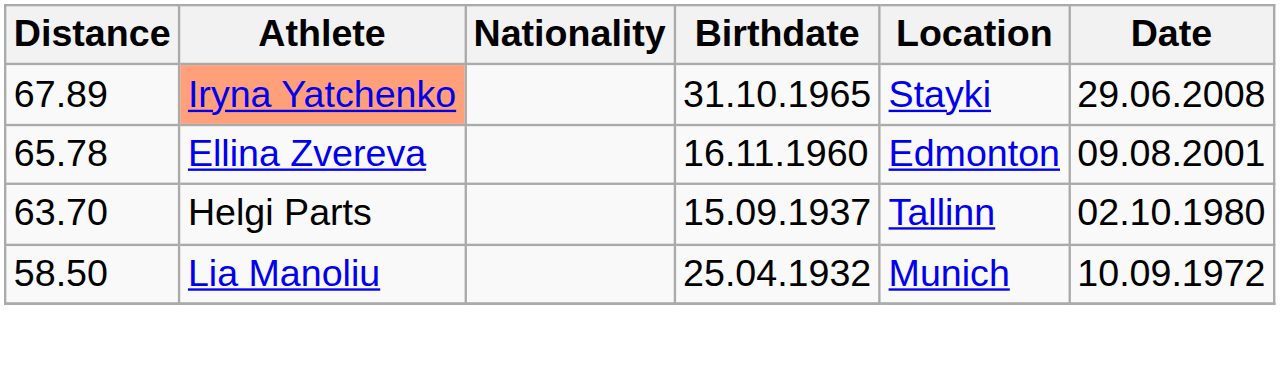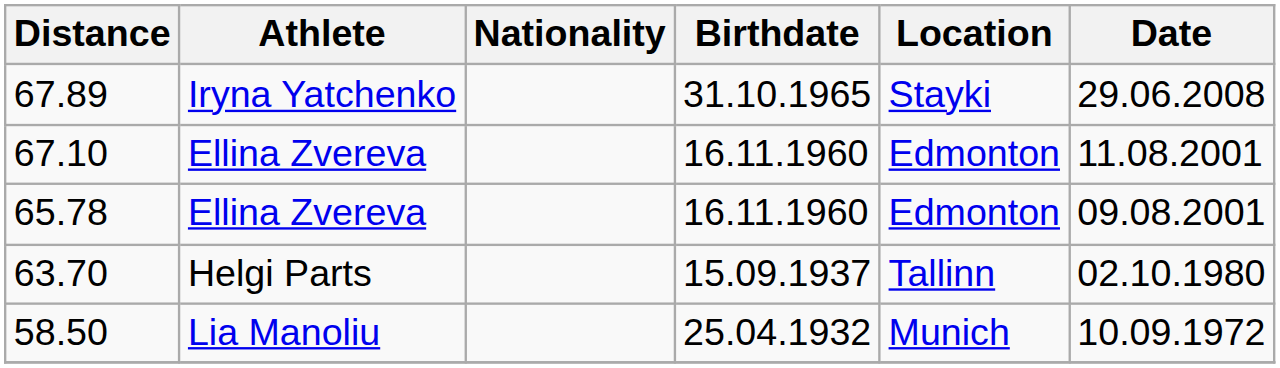(322, 93) lightsalmon background -> (322, 93) no background
+ row: (61, 153)
